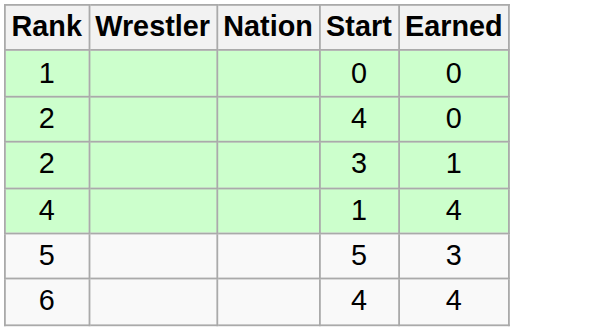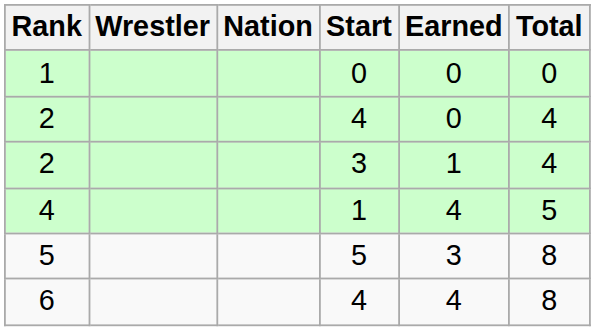+ column: (549, 27)
